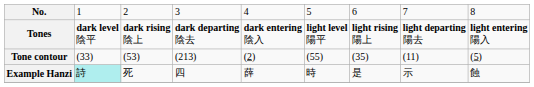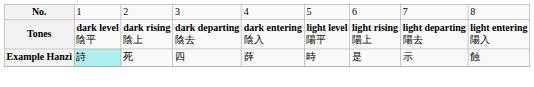- row: (39, 56)
